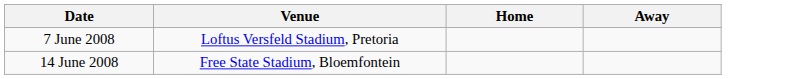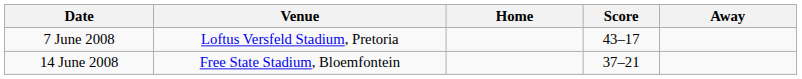+ column: (621, 16)
